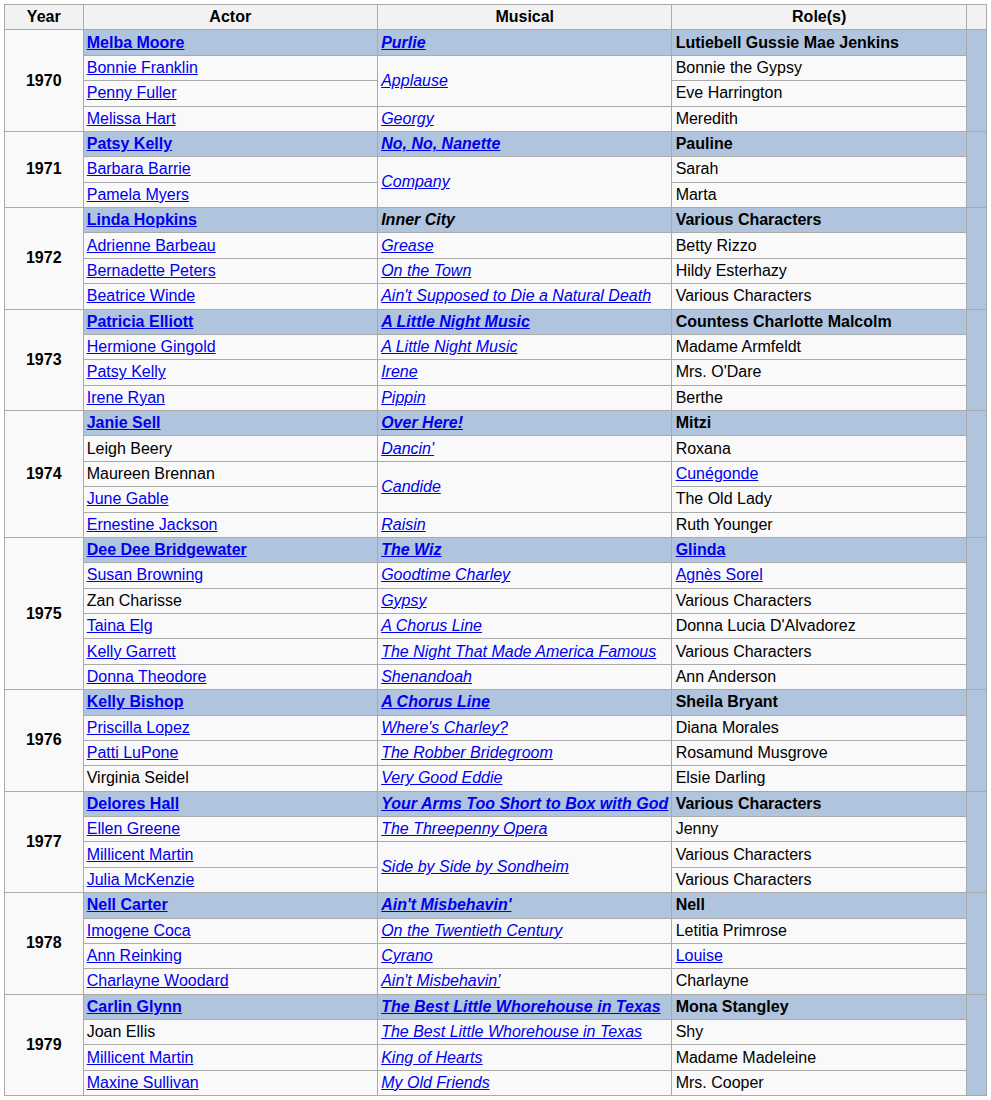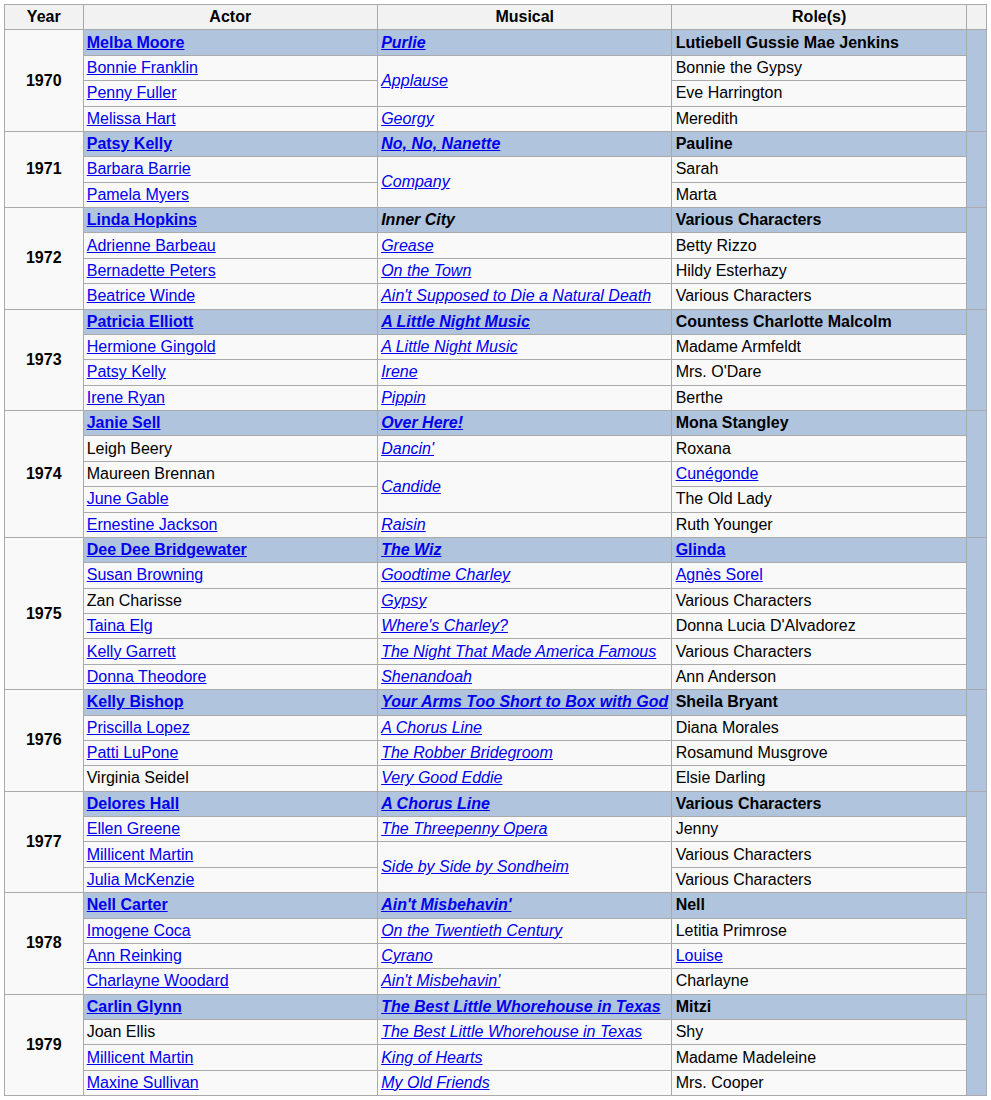(693, 423) Mitzi -> (732, 423) Mona Stangley
(432, 626) A Chorus Line -> (444, 626) Where's Charley?
(436, 702) A Chorus Line -> (525, 702) Your Arms Too Short to Box with God
(444, 727) Where's Charley? -> (432, 727) A Chorus Line
(525, 803) Your Arms Too Short to Box with God -> (436, 803) A Chorus Line
(732, 1006) Mona Stangley -> (693, 1006) Mitzi
